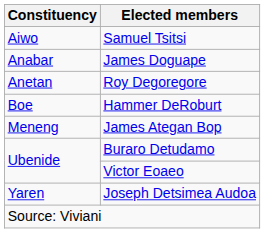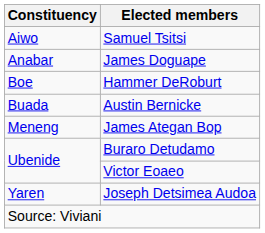- row: (155, 82)
+ row: (152, 104)
